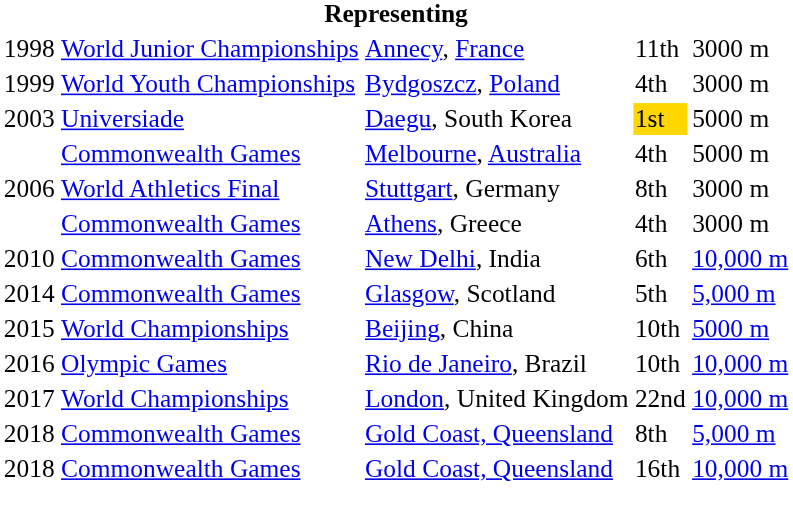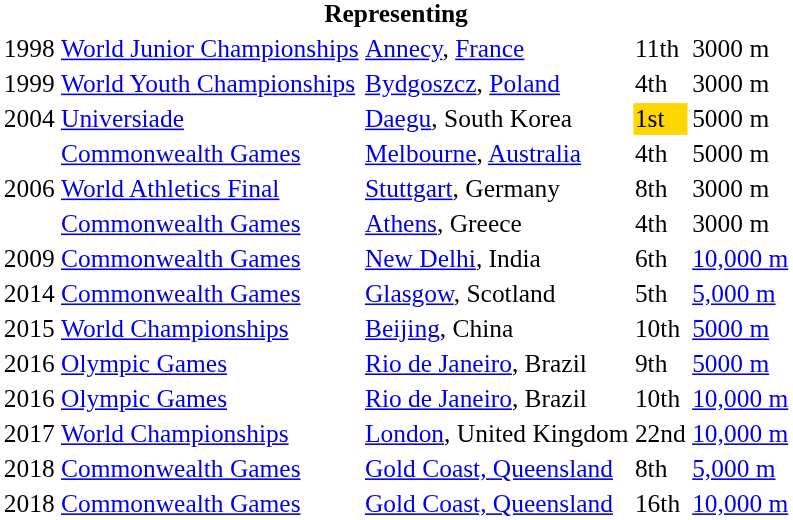(29, 118) 2003 -> (29, 118) 2004
(29, 258) 2010 -> (29, 258) 2009
+ row: (476, 363)
